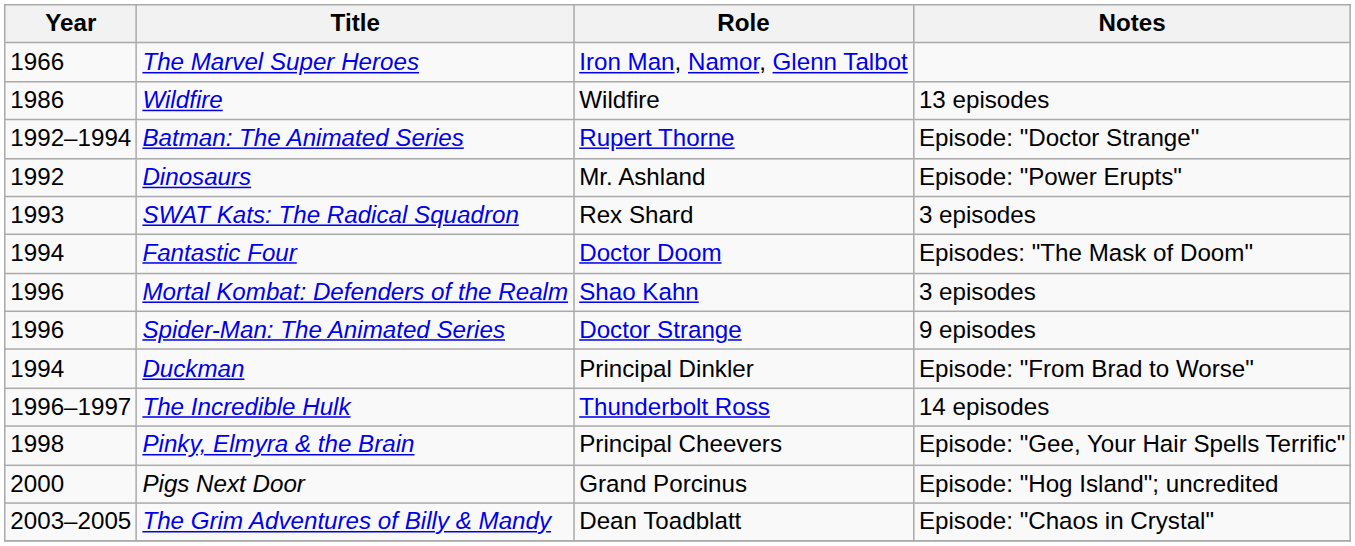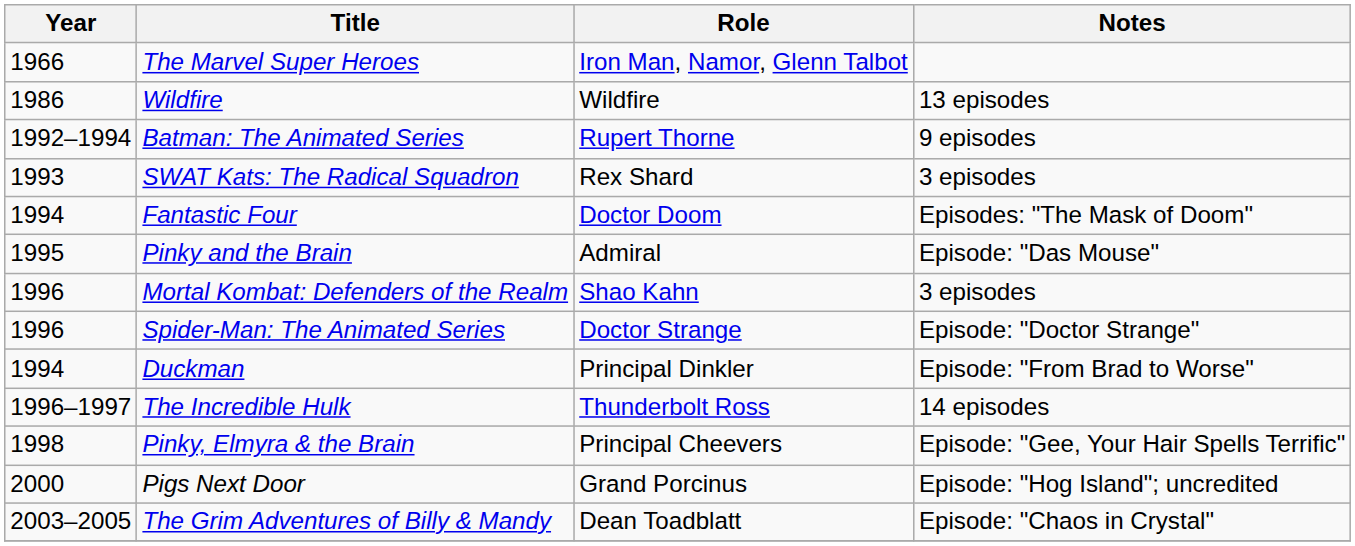(1059, 138) Episode: "Doctor Strange" -> (977, 138) 9 episodes
- row: (197, 176)
+ row: (247, 253)
(977, 330) 9 episodes -> (1059, 330) Episode: "Doctor Strange"
